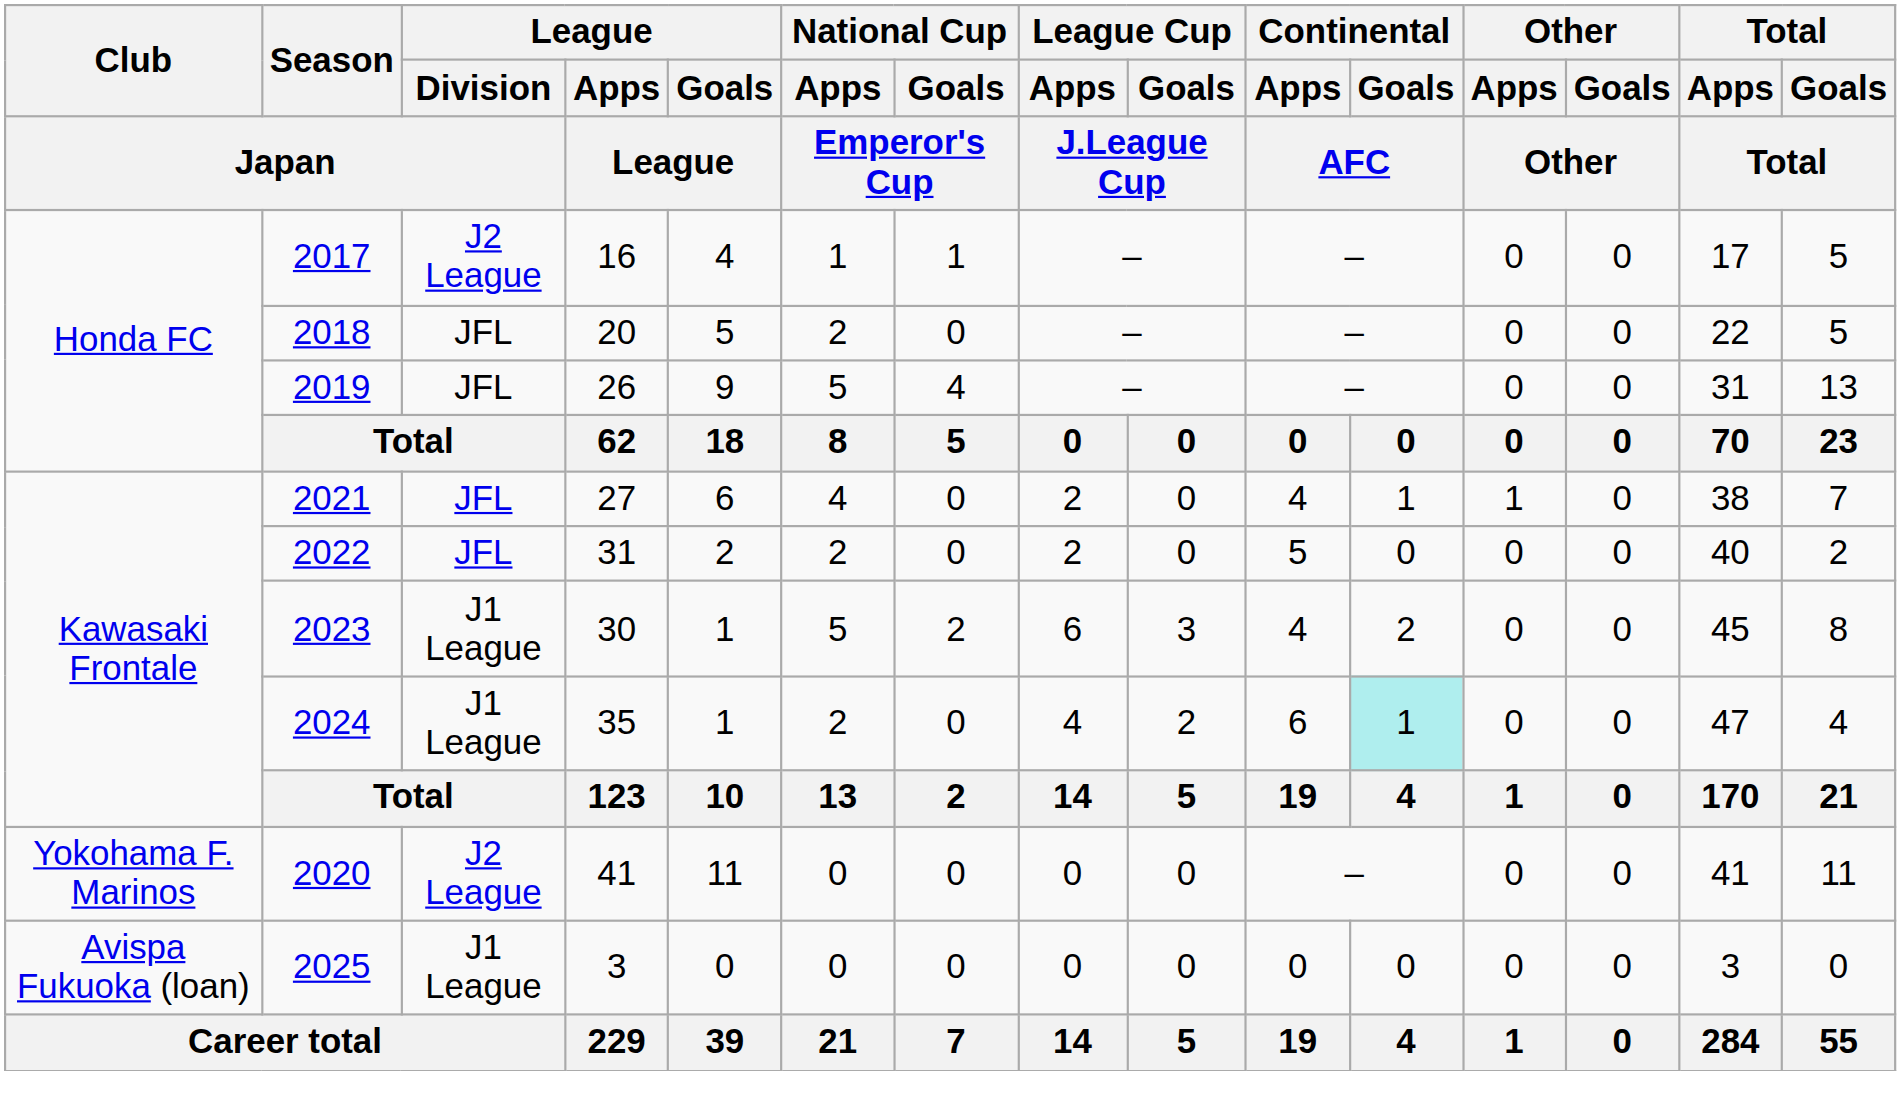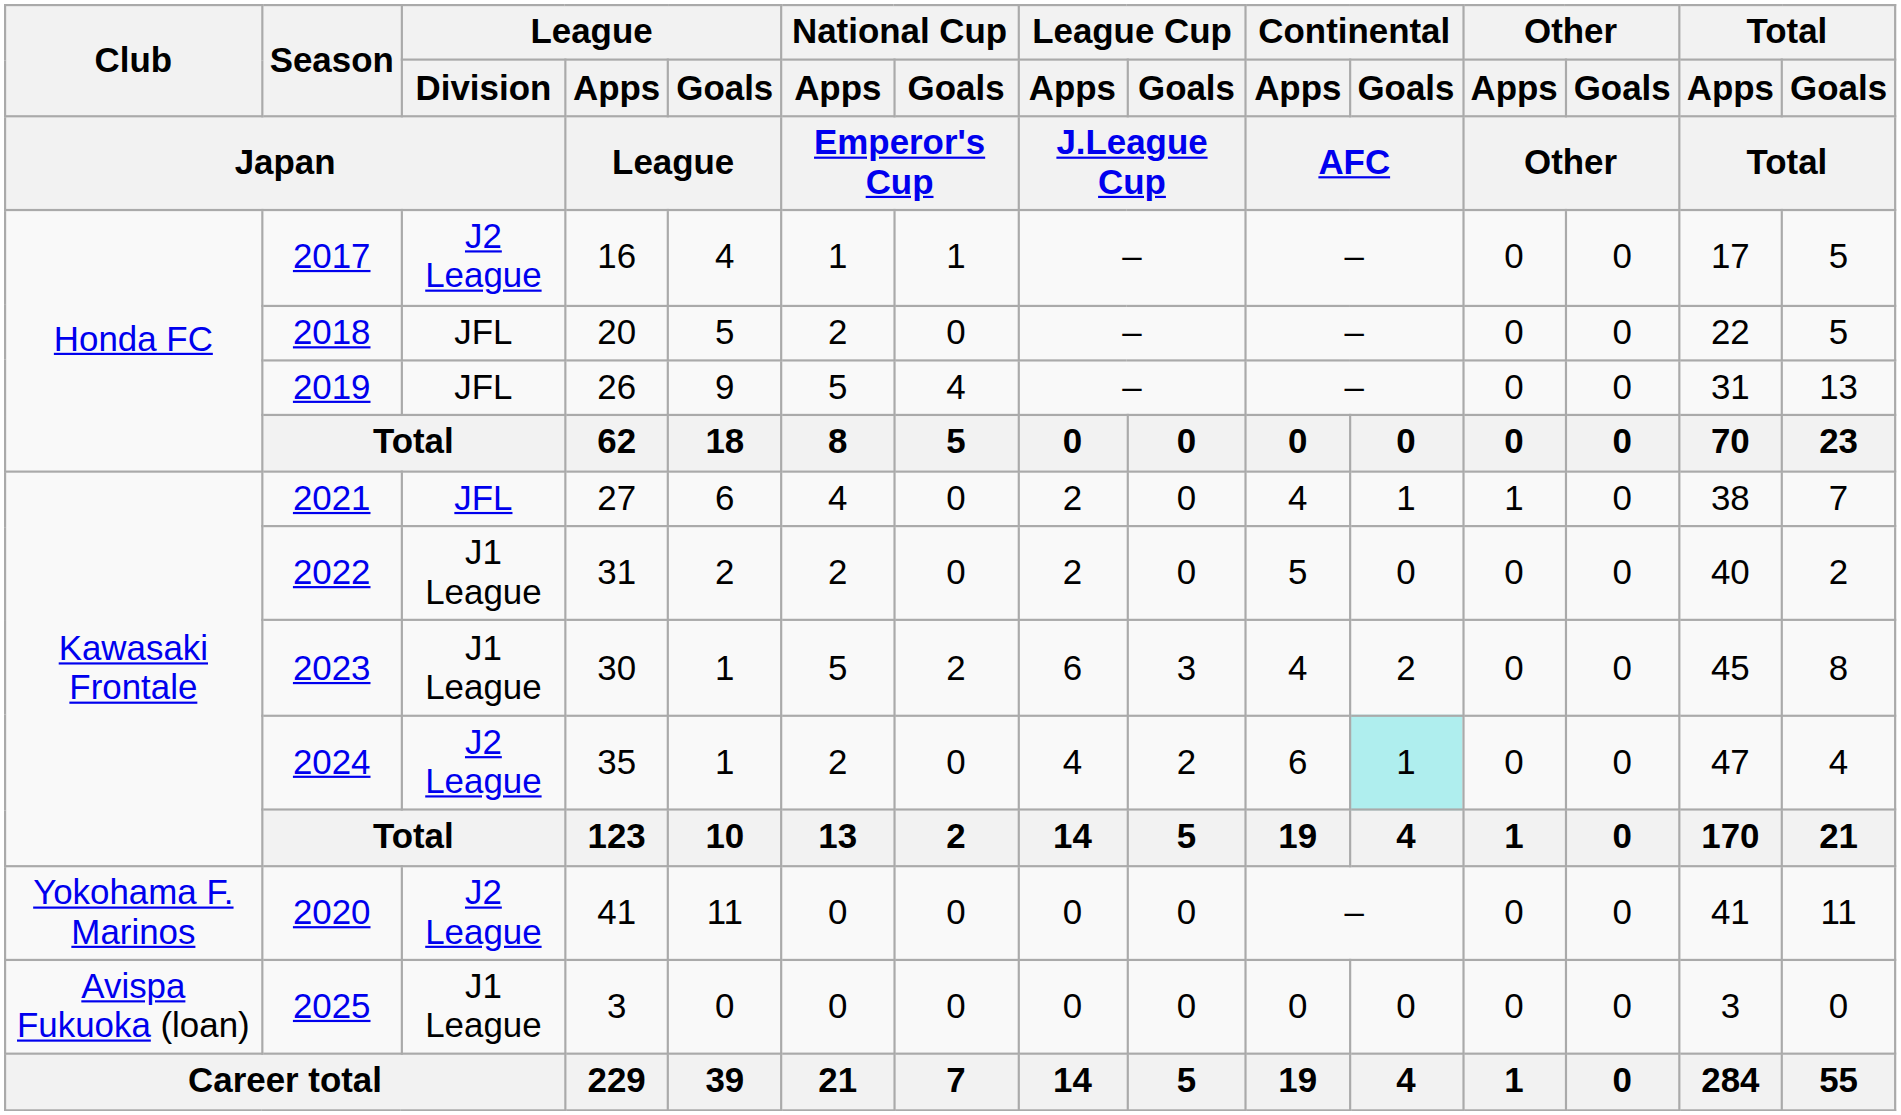(483, 553) JFL -> (483, 572) J1 League
(483, 722) J1 League -> (483, 761) J2 League
